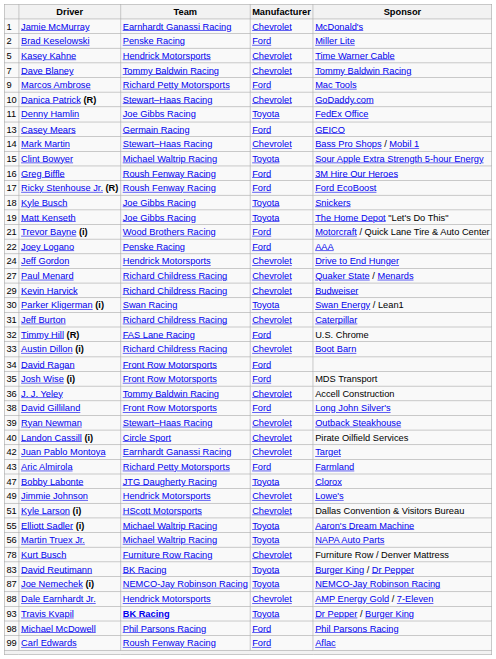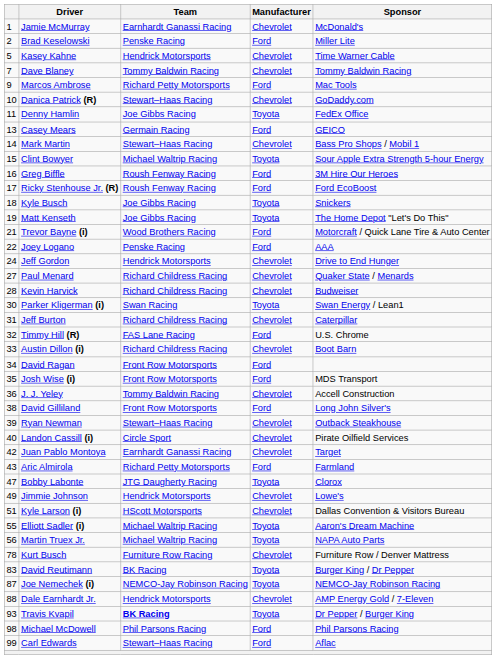(12, 291) 29 -> (12, 291) 28
(169, 643) Roush Fenway Racing -> (168, 643) Stewart–Haas Racing
